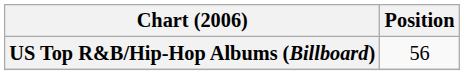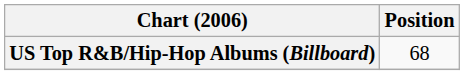(420, 52) 56 -> (420, 52) 68
